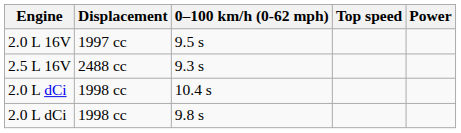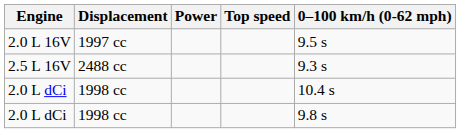columns swapped: (430, 16) <-> (252, 16)
